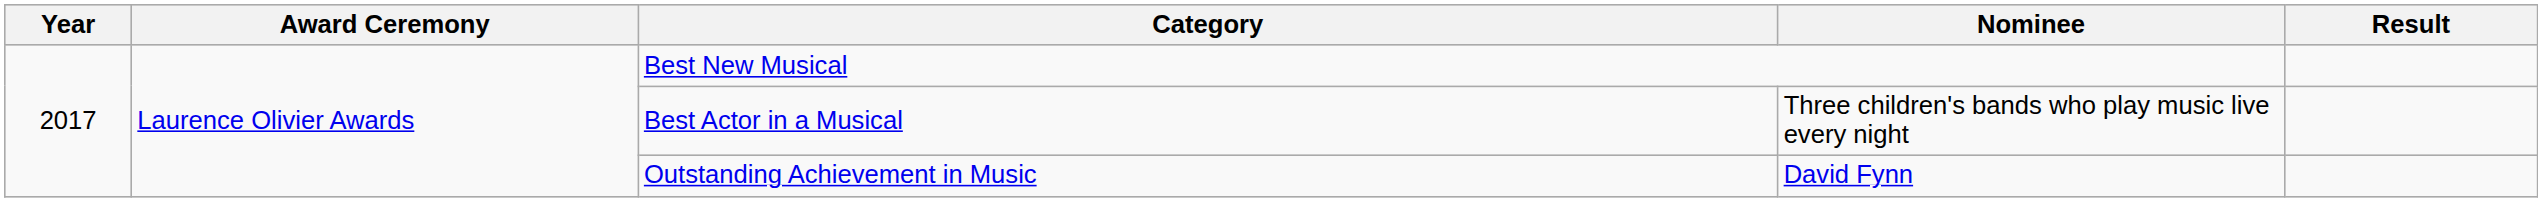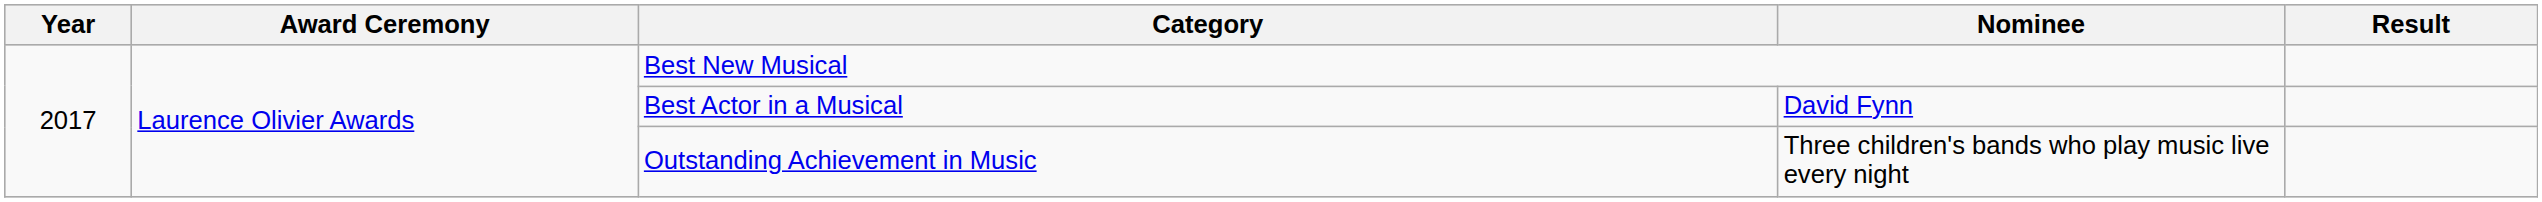(2027, 120) Three children's bands who play music live every night -> (1848, 106) David Fynn
(1848, 175) David Fynn -> (2027, 160) Three children's bands who play music live every night
